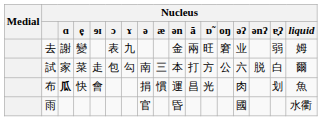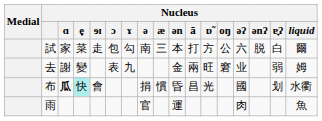rows swapped: (50, 67) <-> (50, 48)
(82, 86) no background -> (82, 86) paleturquoise background
(177, 86) 運 -> (177, 86) 昏
(241, 86) 肉 -> (241, 86) 國
(301, 86) 魚 -> (301, 86) 水衢
(177, 106) 昏 -> (177, 106) 運
(241, 106) 國 -> (241, 106) 肉
(301, 106) 水衢 -> (301, 106) 魚
